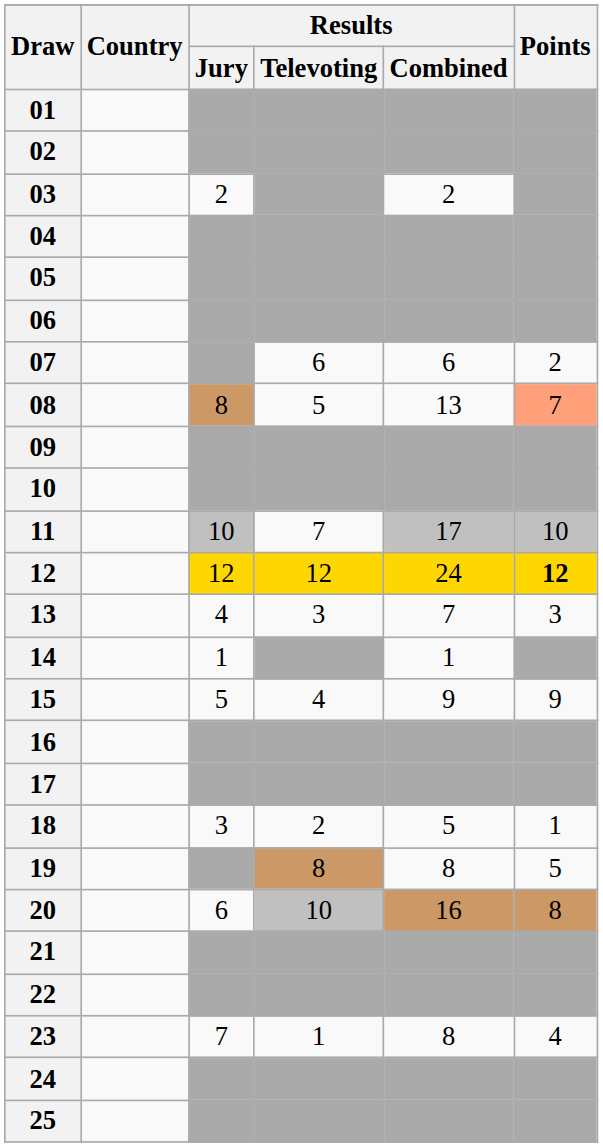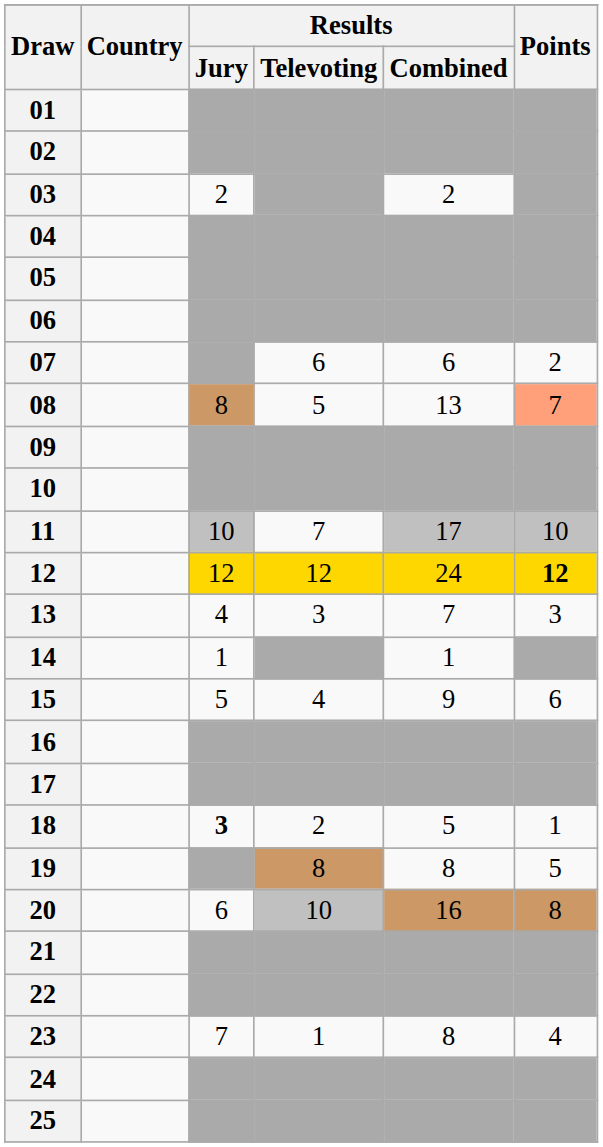(555, 699) 9 -> (555, 699) 6
(221, 825) normal -> (221, 825) bold
